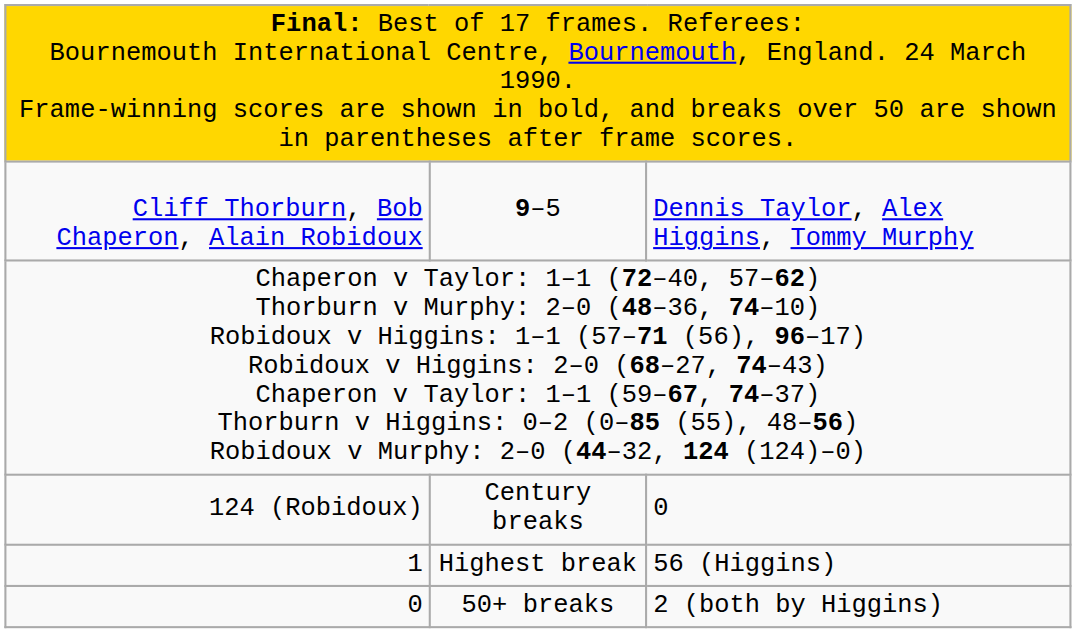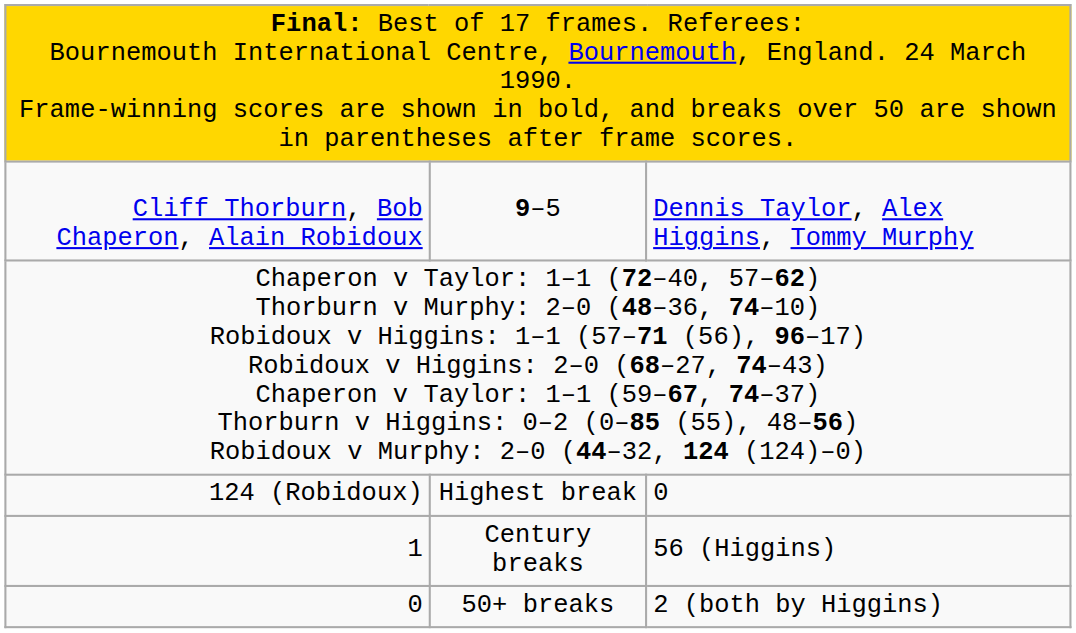(538, 510) Century breaks -> (538, 495) Highest break
(538, 565) Highest break -> (538, 551) Century breaks
